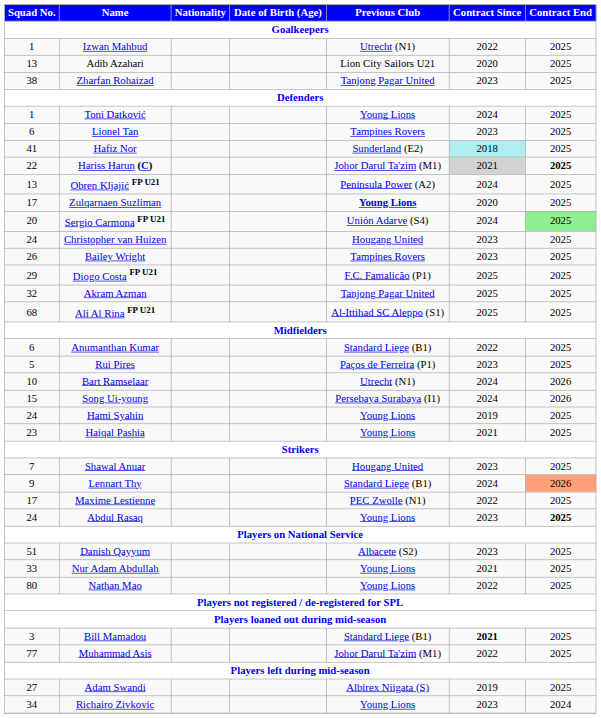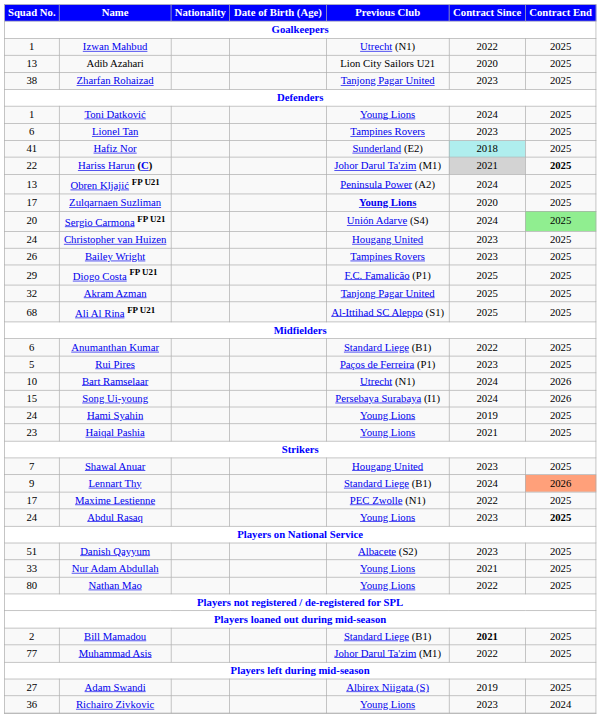(32, 636) 3 -> (32, 636) 2
(32, 704) 34 -> (32, 704) 36
